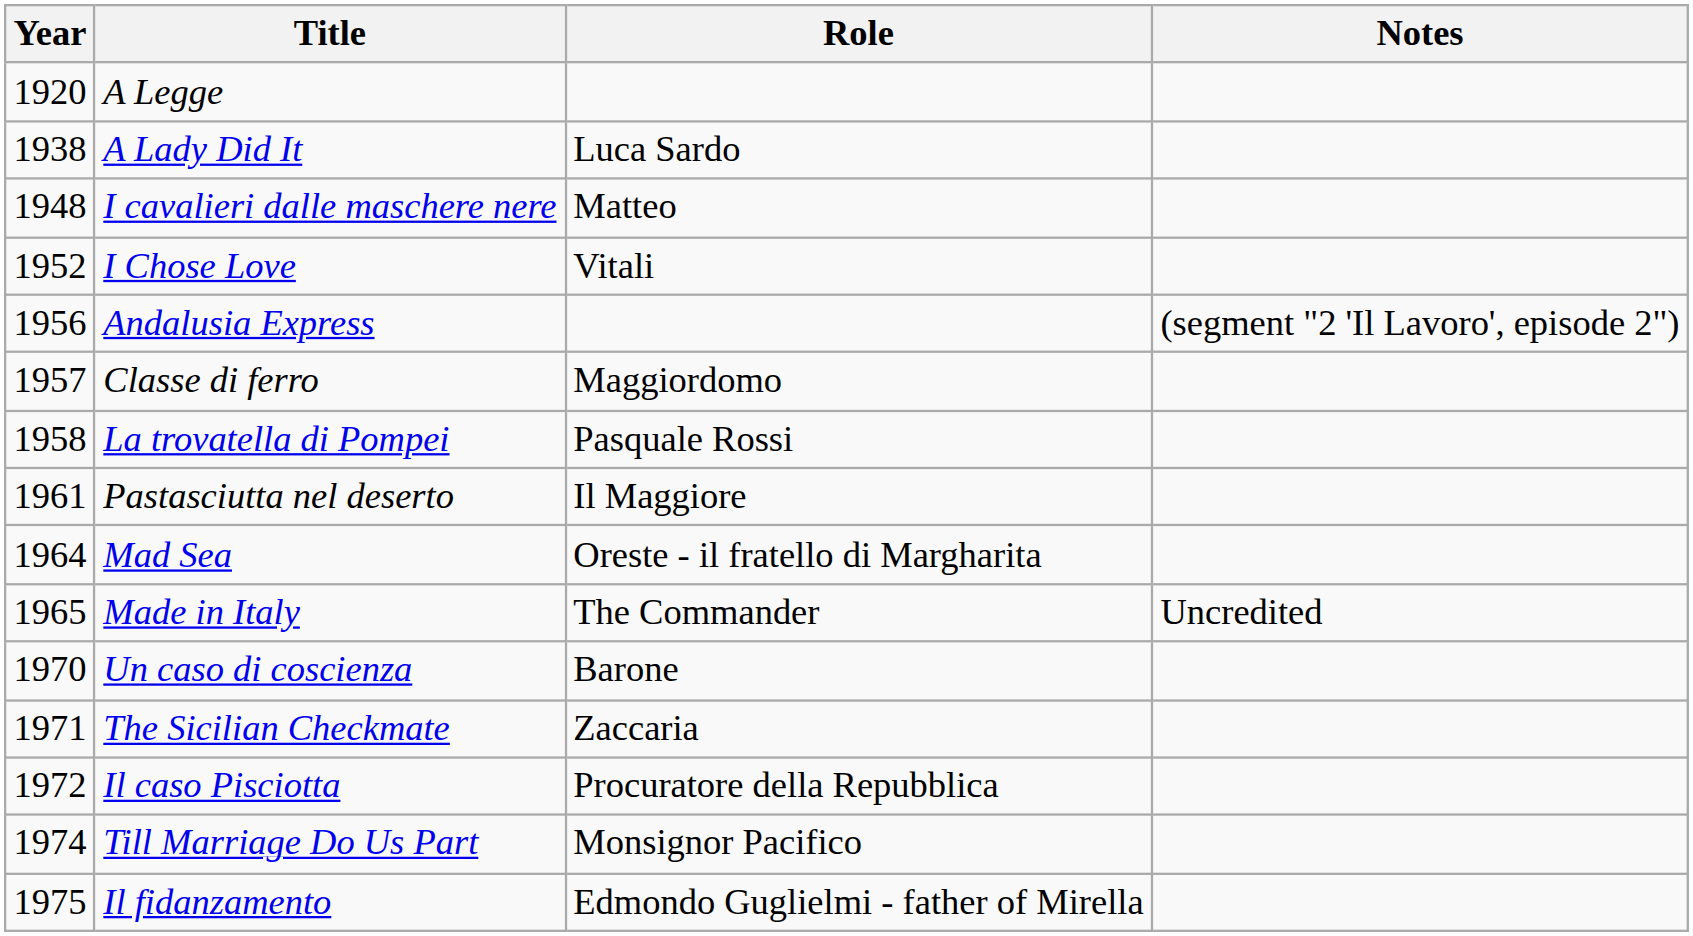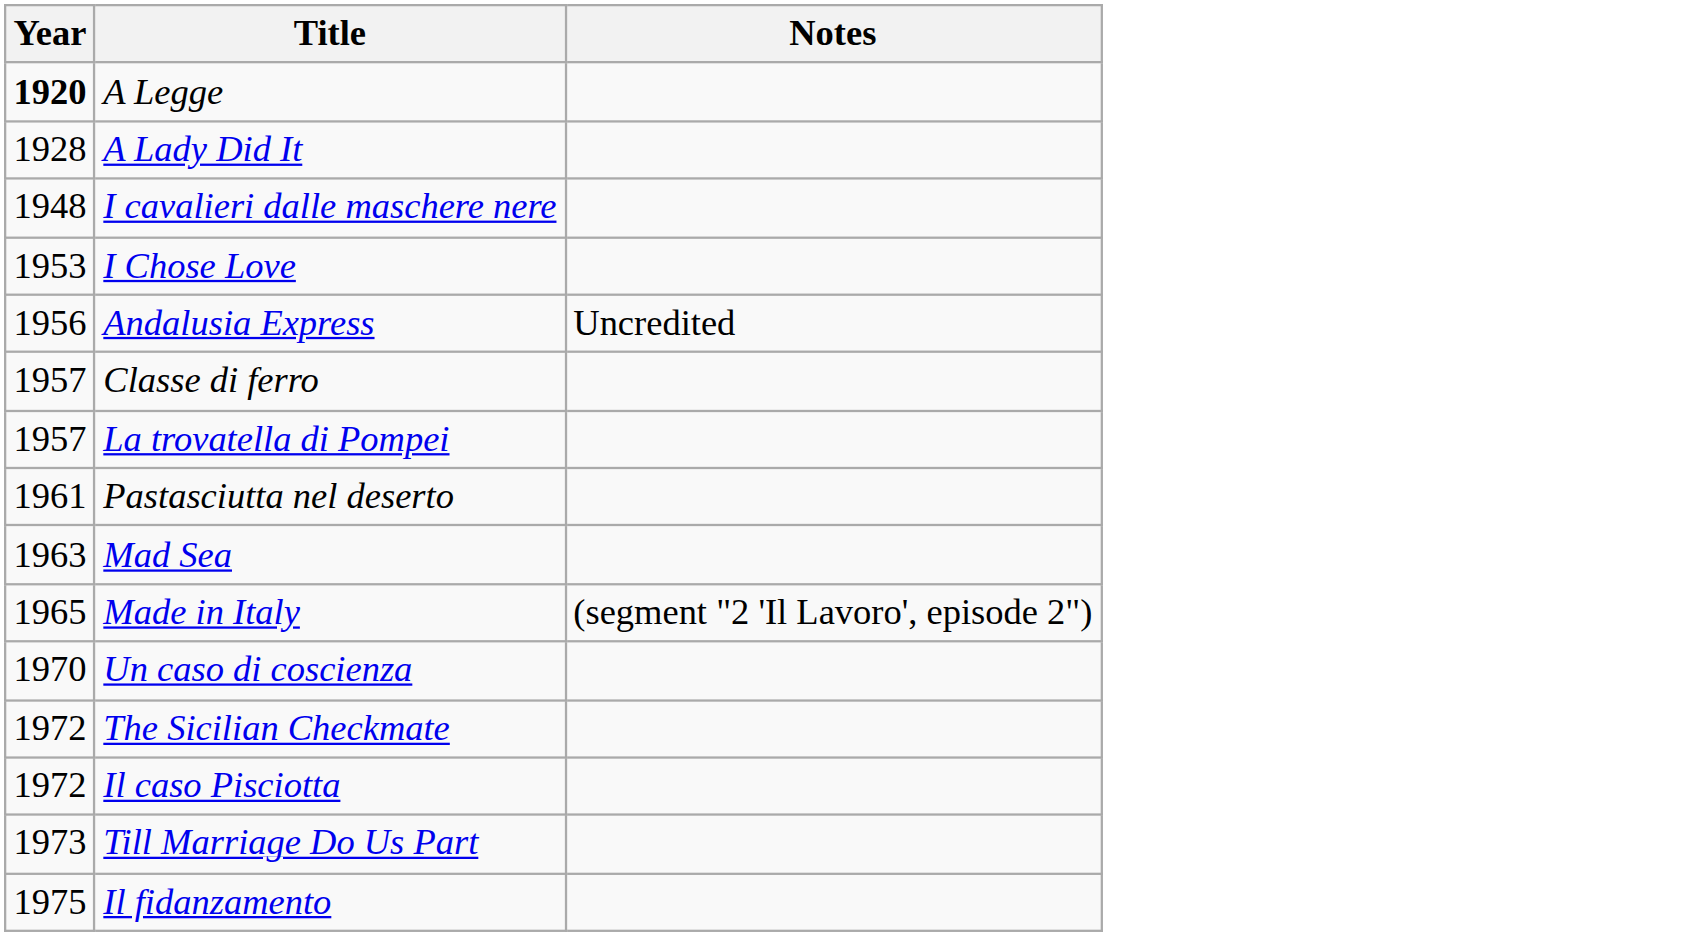- column: (858, 33)
(50, 91) normal -> (50, 91) bold
(50, 149) 1938 -> (50, 149) 1928
(50, 264) 1952 -> (50, 264) 1953
(1420, 322) (segment "2 'Il Lavoro', episode 2") -> (654, 322) Uncredited
(50, 438) 1958 -> (50, 438) 1957
(50, 554) 1964 -> (50, 554) 1963
(1241, 611) Uncredited -> (833, 611) (segment "2 'Il Lavoro', episode 2")
(50, 727) 1971 -> (50, 727) 1972
(50, 843) 1974 -> (50, 843) 1973
